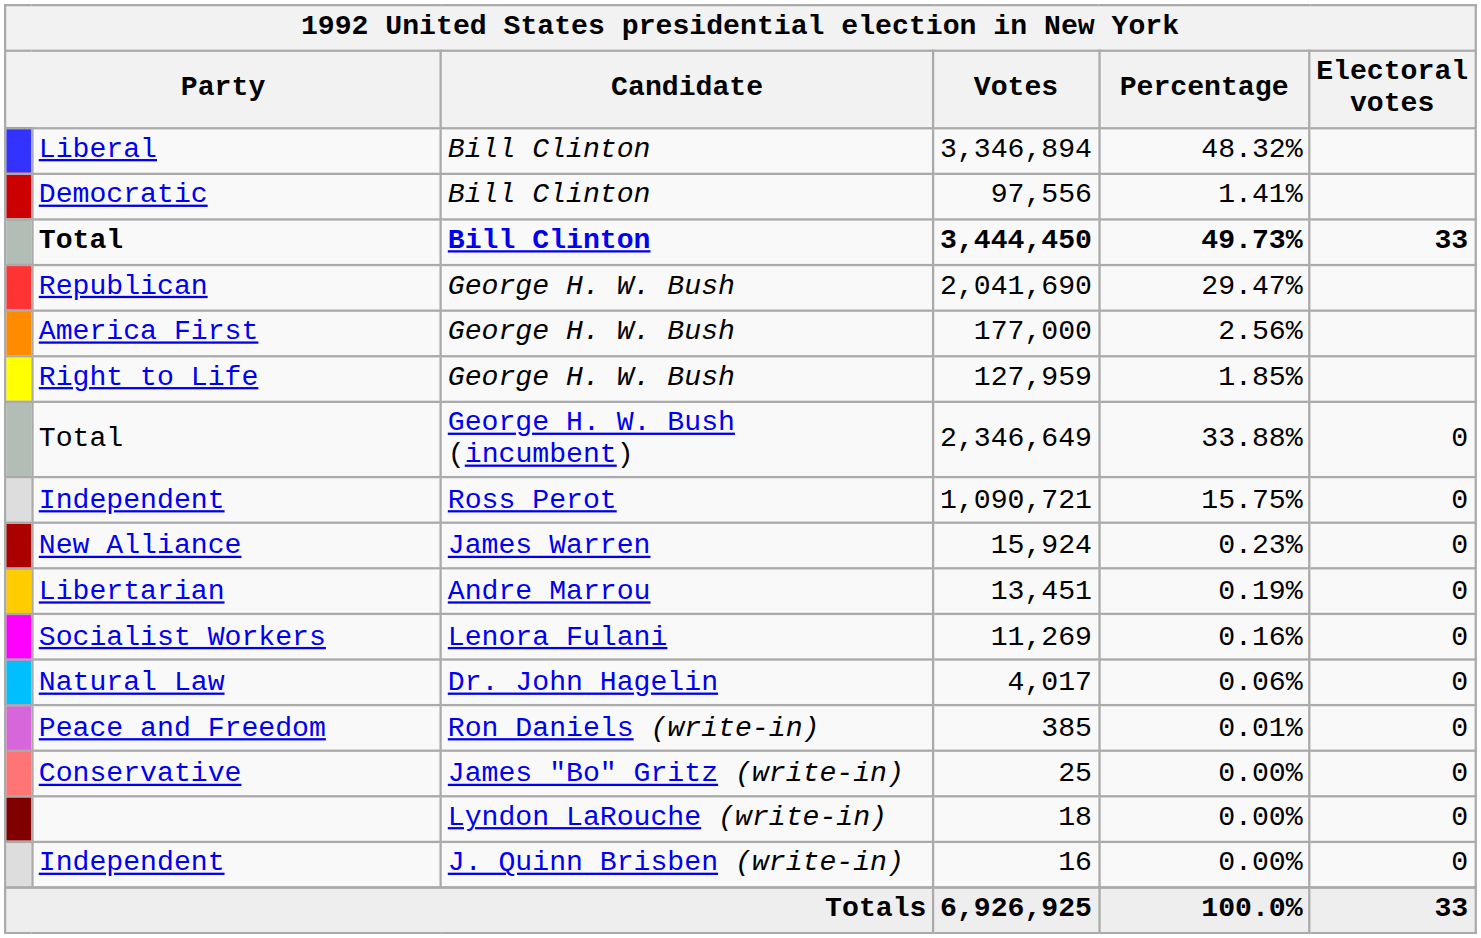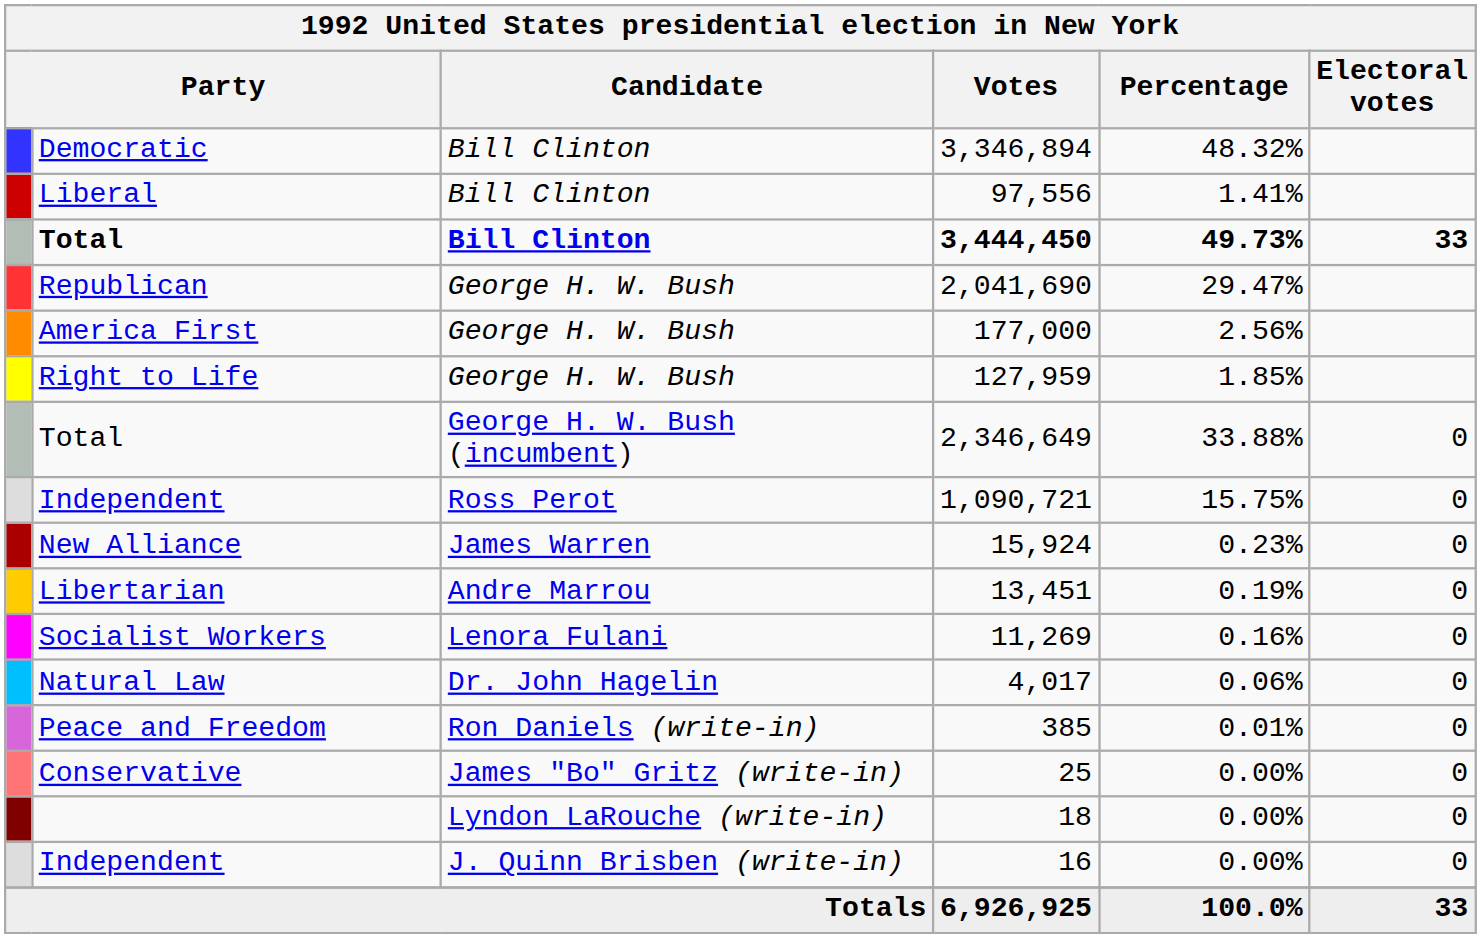(98, 151) Liberal -> (123, 151) Democratic
(123, 197) Democratic -> (98, 197) Liberal
